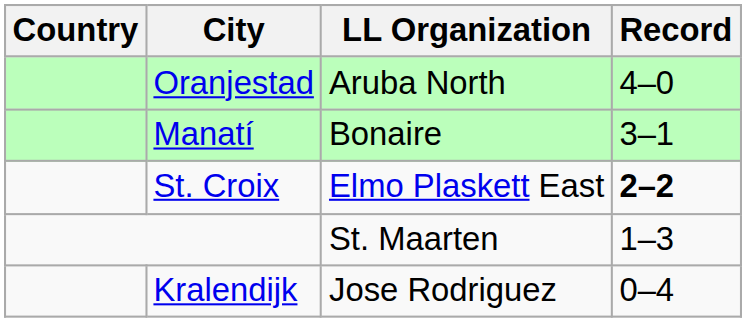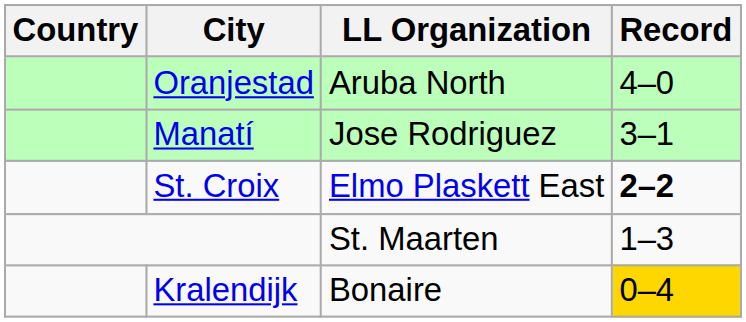(386, 134) Bonaire -> (443, 134) Jose Rodriguez
(443, 290) Jose Rodriguez -> (386, 290) Bonaire
(647, 290) no background -> (647, 290) gold background
